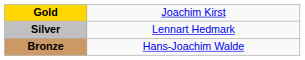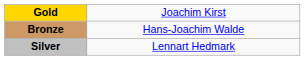rows swapped: (46, 30) <-> (46, 47)
